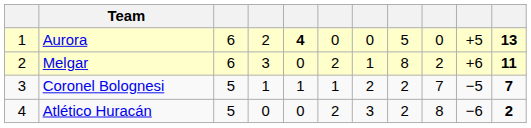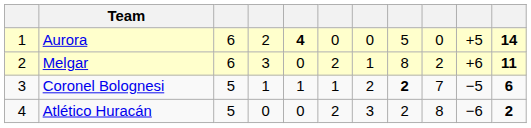(509, 39) 13 -> (509, 39) 14
(405, 87) normal -> (405, 87) bold
(509, 87) 7 -> (509, 87) 6
